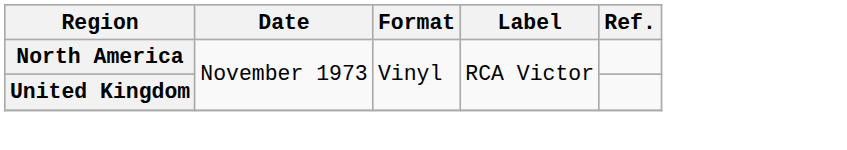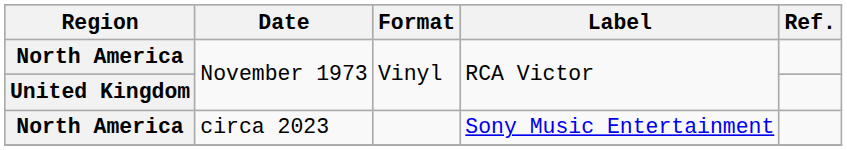+ row: (100, 127)
